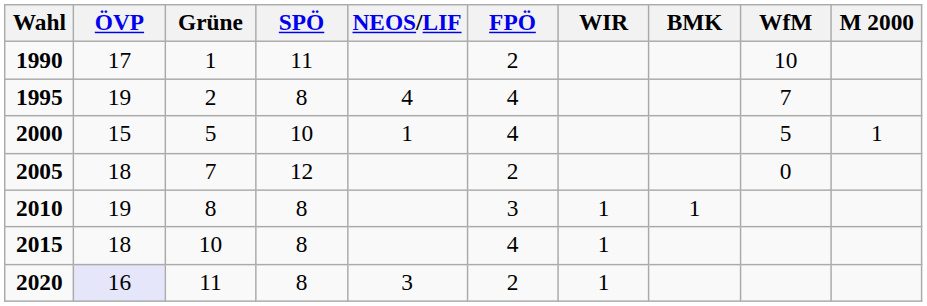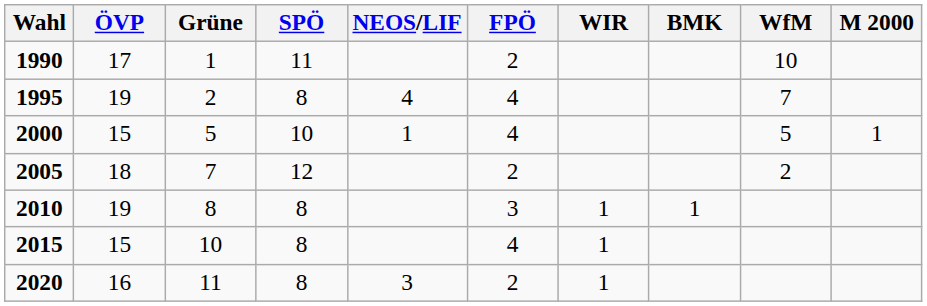(786, 171) 0 -> (786, 171) 2
(119, 245) 18 -> (119, 245) 15
(119, 282) lavender background -> (119, 282) no background
